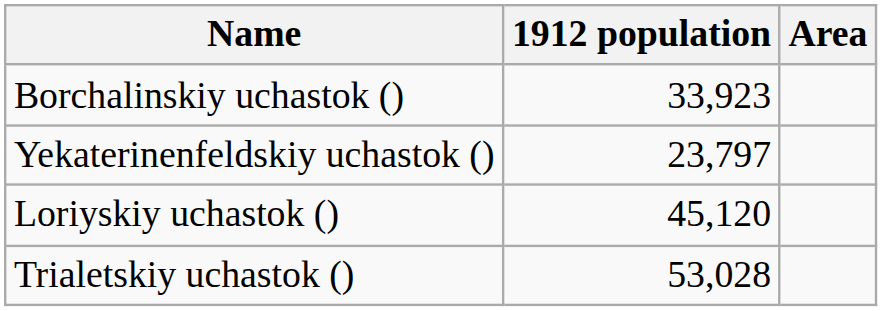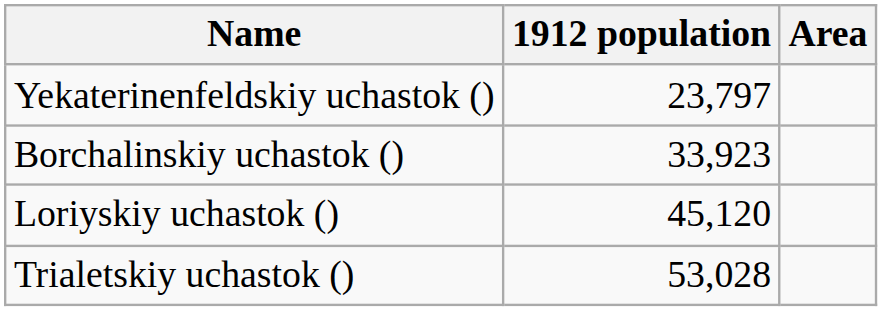rows swapped: (209, 94) <-> (254, 154)
